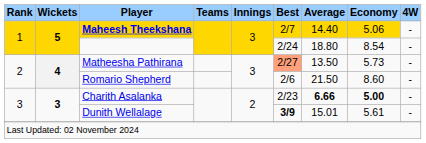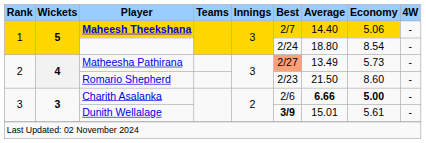(325, 63) 13.50 -> (325, 63) 13.49
(288, 79) 2/6 -> (288, 79) 2/23
(288, 96) 2/23 -> (288, 96) 2/6
